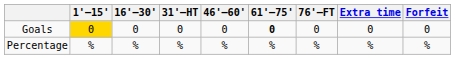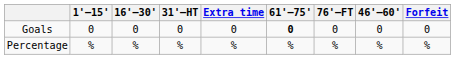columns swapped: (225, 13) <-> (370, 13)
(91, 29) gold background -> (91, 29) no background
